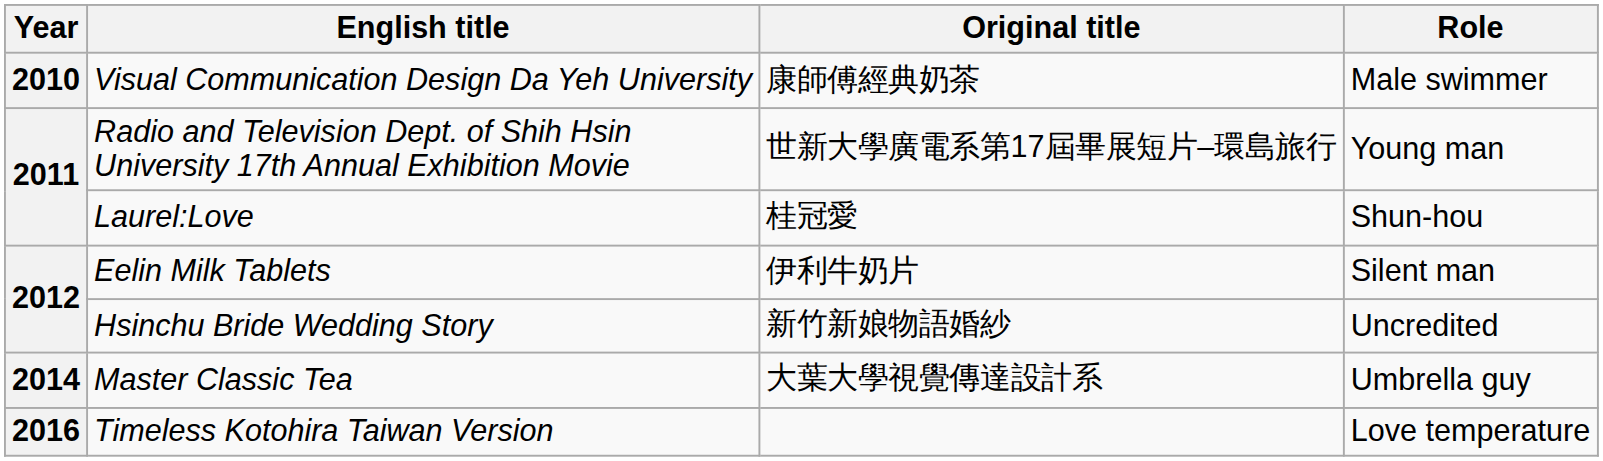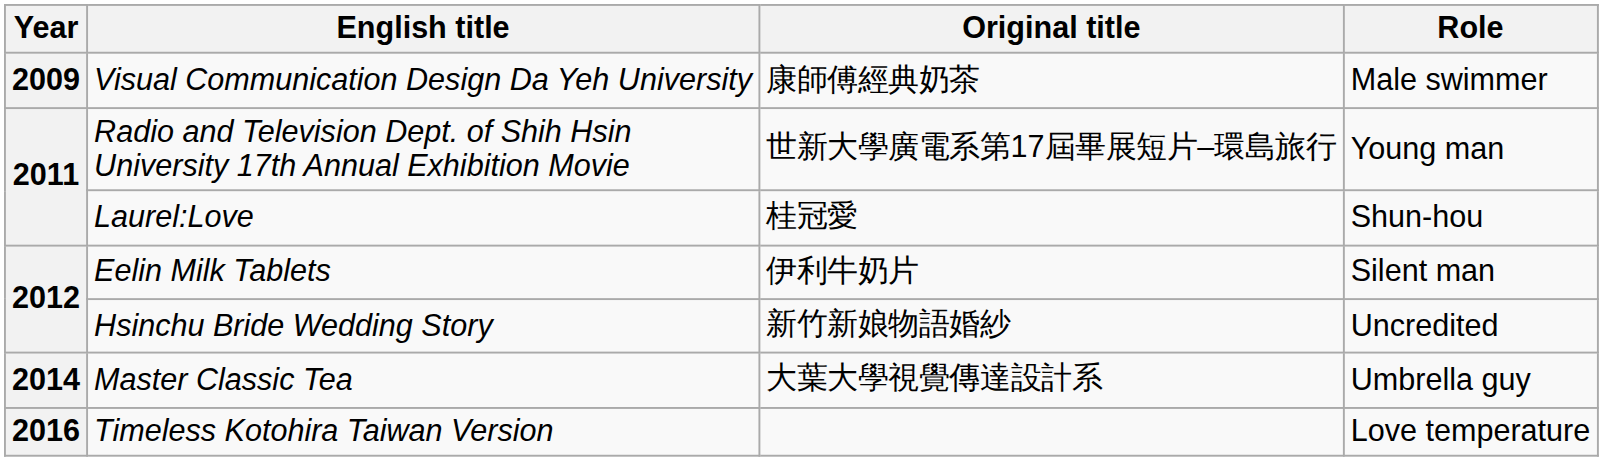(46, 80) 2010 -> (46, 80) 2009
